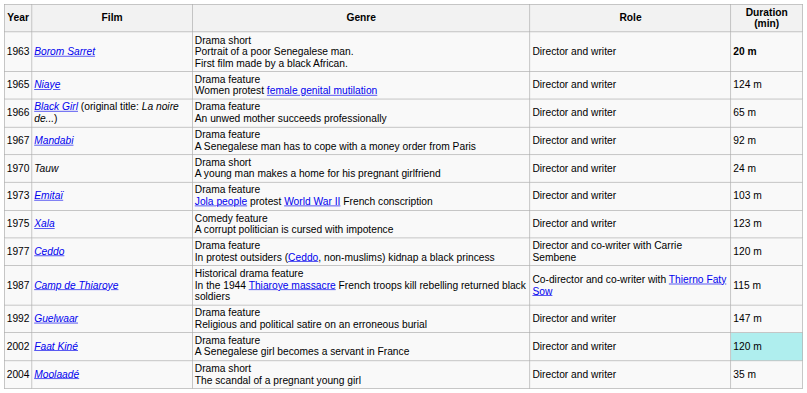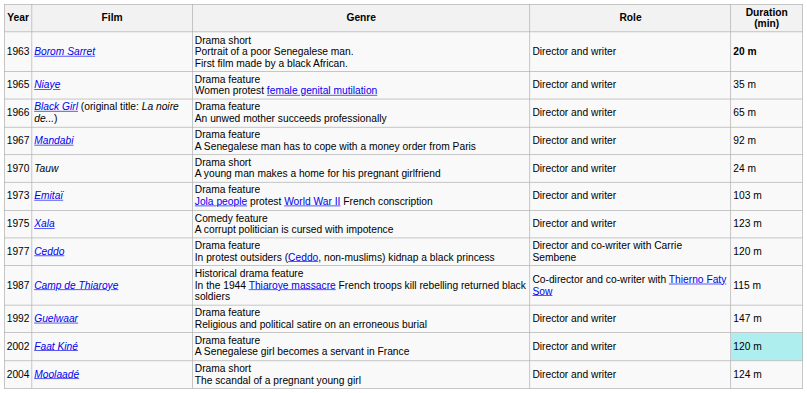(748, 85) 124 m -> (745, 85) 35 m
(745, 374) 35 m -> (748, 374) 124 m
